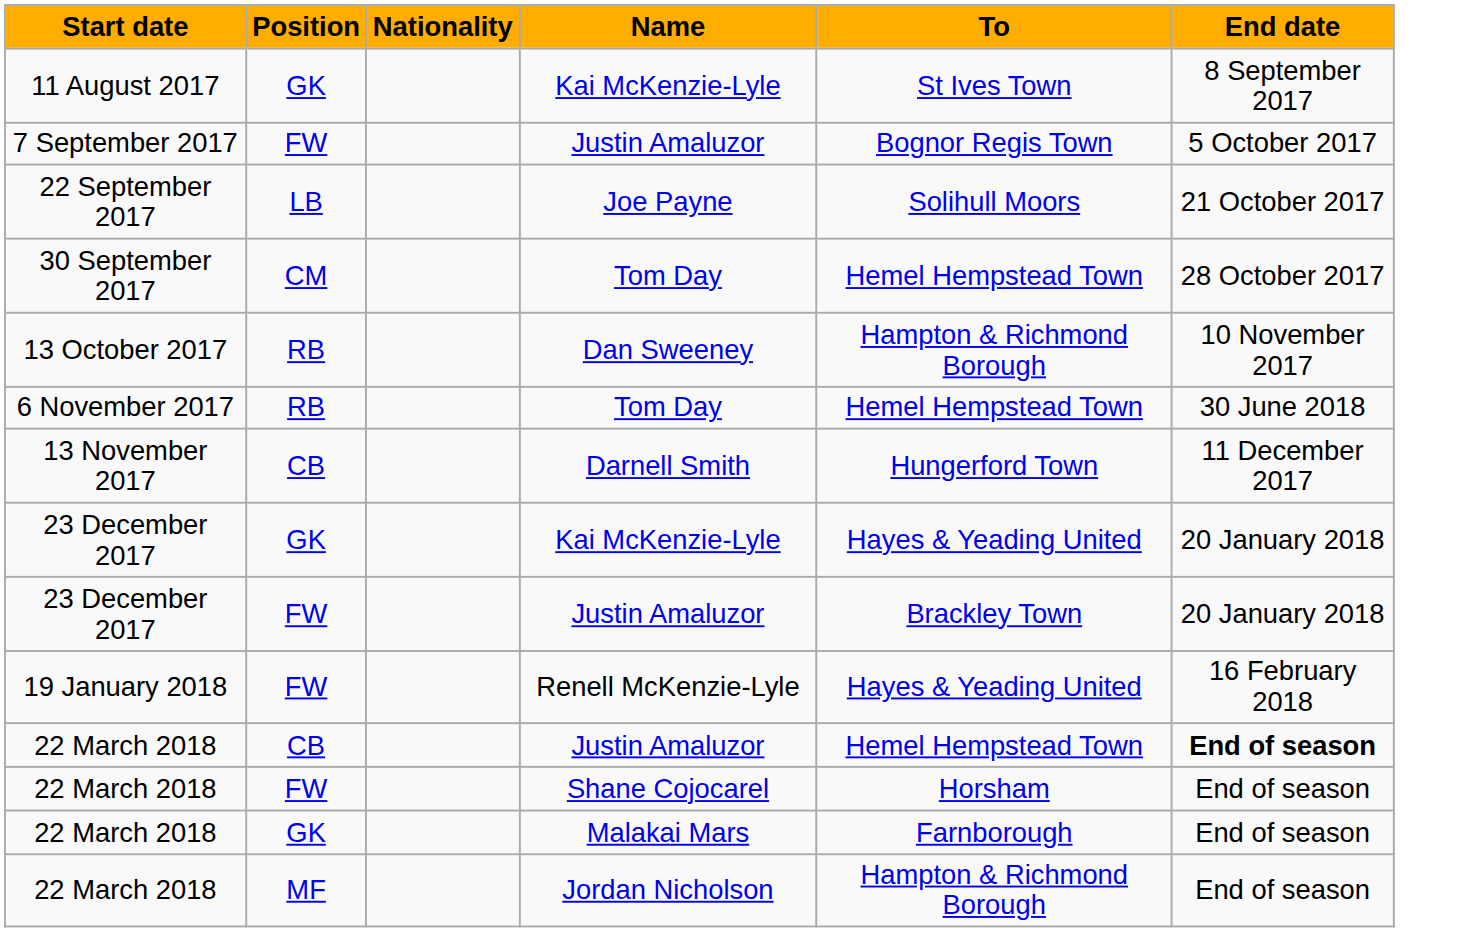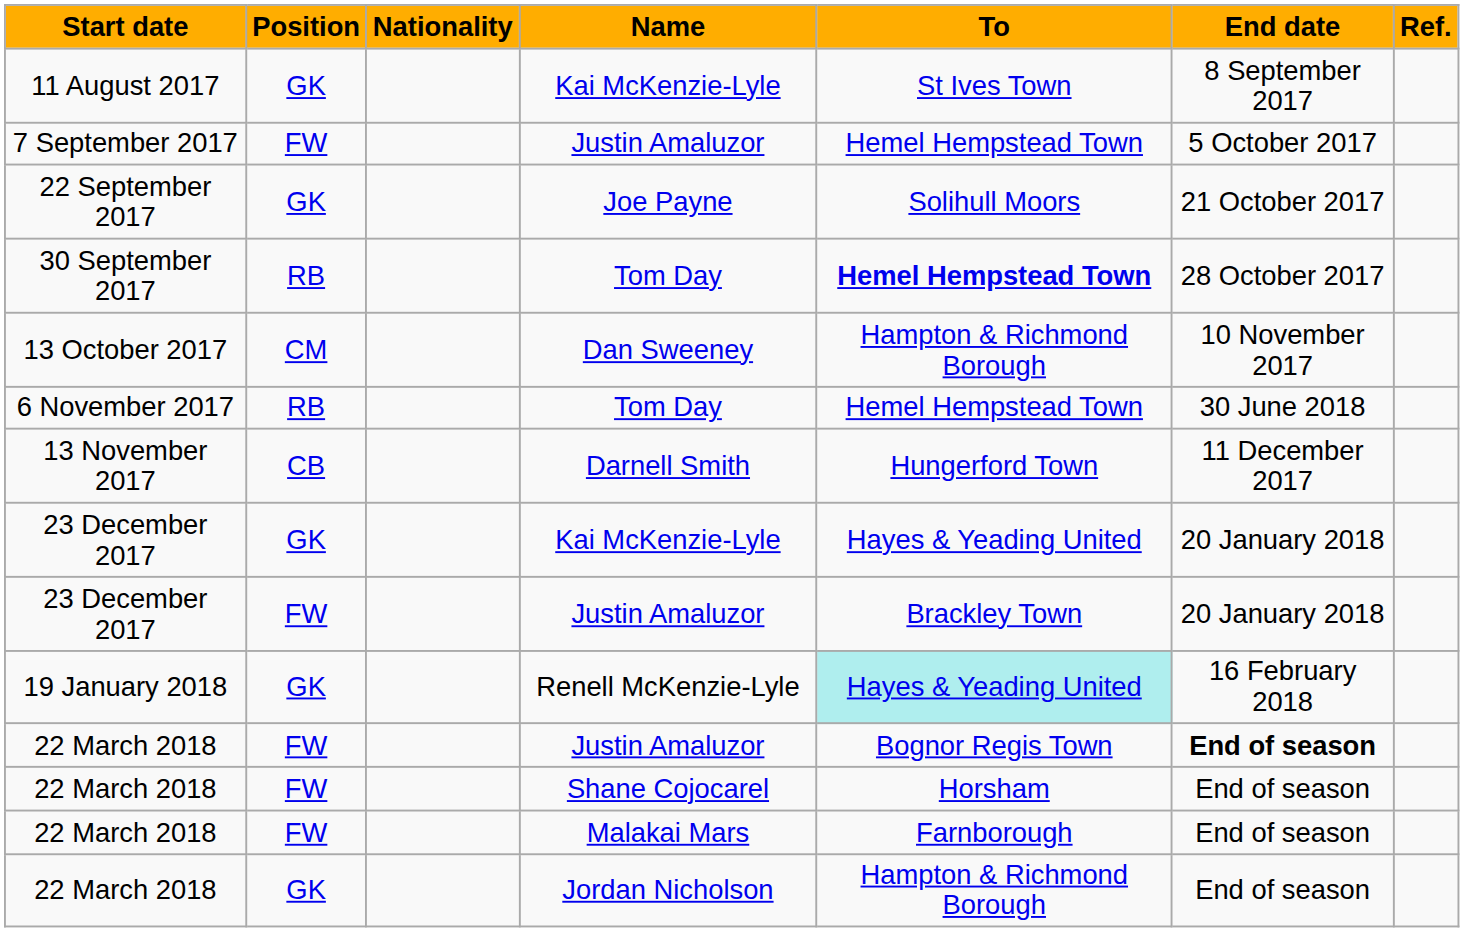+ column: (1426, 27)
(994, 144) Bognor Regis Town -> (994, 144) Hemel Hempstead Town
(306, 202) LB -> (306, 202) GK
(306, 276) CM -> (306, 276) RB
(994, 276) normal -> (994, 276) bold
(306, 349) RB -> (306, 349) CM
(306, 687) FW -> (306, 687) GK
(994, 687) no background -> (994, 687) paleturquoise background
(306, 746) CB -> (306, 746) FW
(994, 746) Hemel Hempstead Town -> (994, 746) Bognor Regis Town
(306, 832) GK -> (306, 832) FW
(306, 891) MF -> (306, 891) GK
